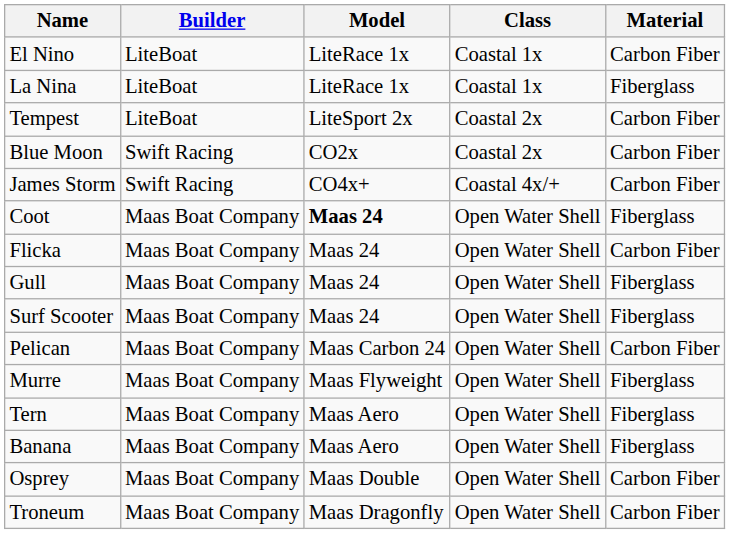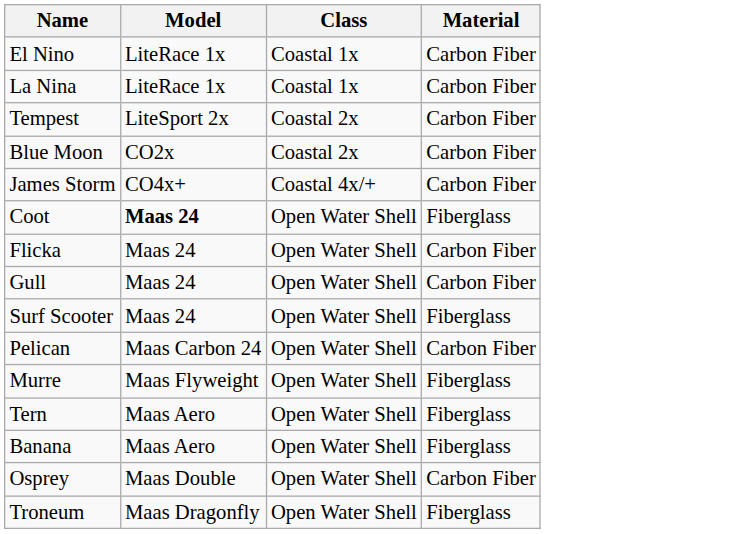- column: (212, 20)
(652, 86) Fiberglass -> (481, 86) Carbon Fiber
(652, 282) Fiberglass -> (481, 282) Carbon Fiber
(665, 511) Carbon Fiber -> (469, 511) Fiberglass
